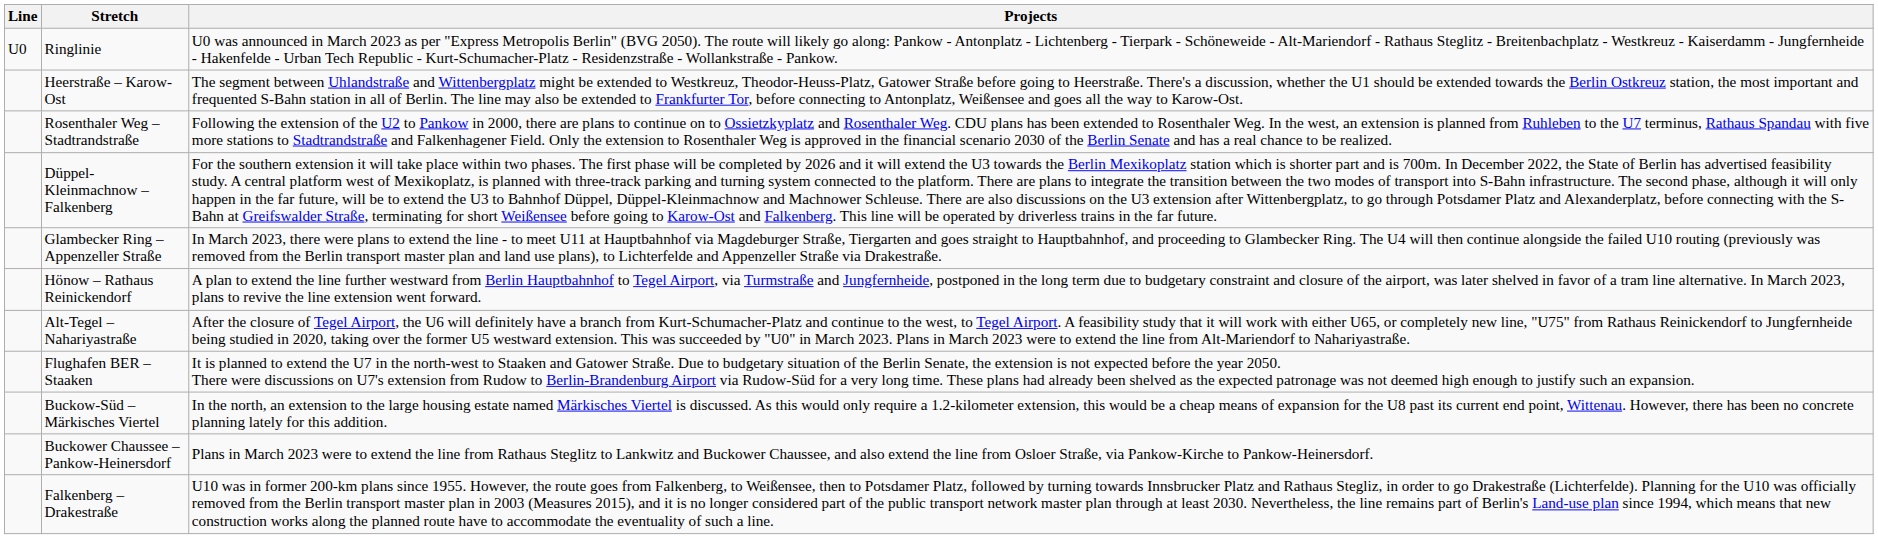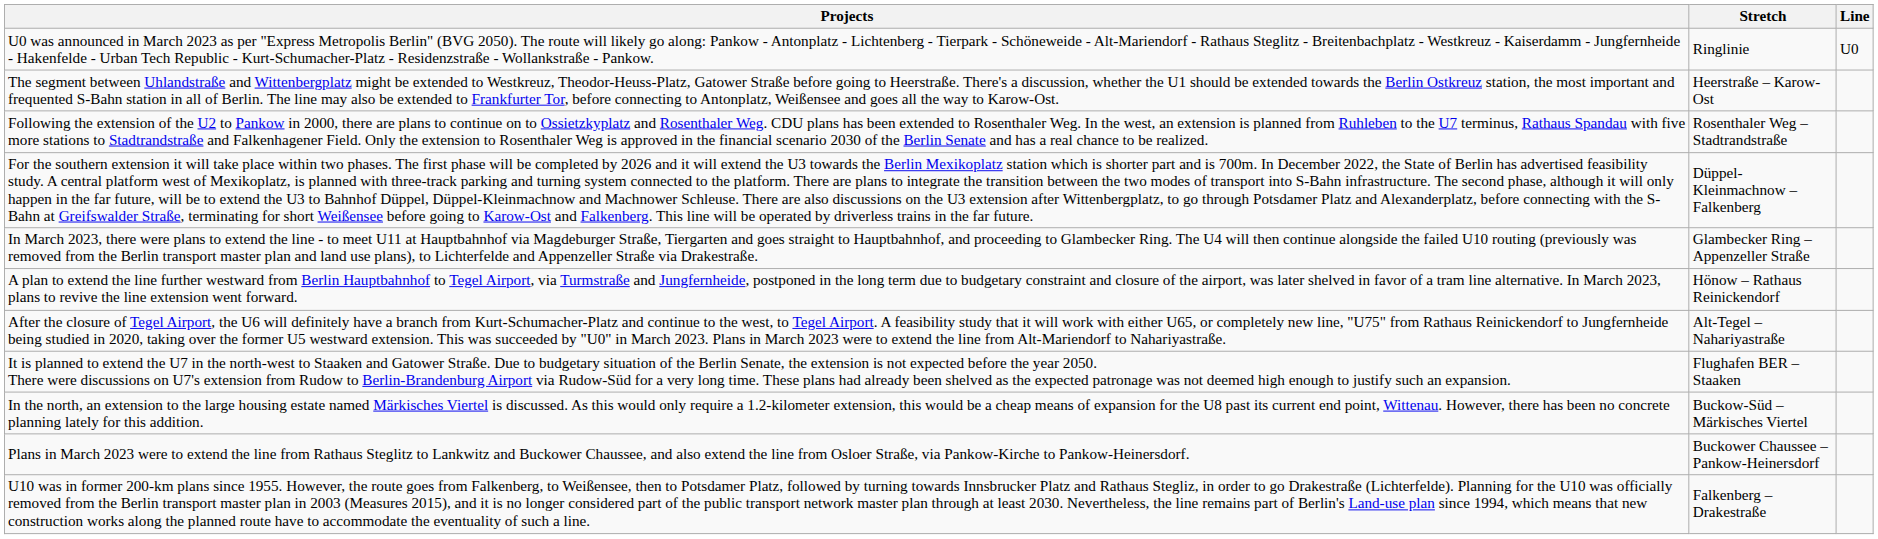columns swapped: (23, 16) <-> (1031, 16)
